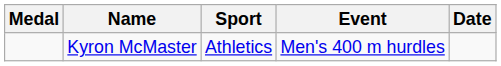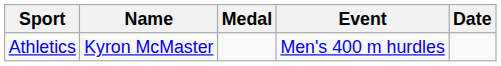columns swapped: (34, 19) <-> (239, 19)
